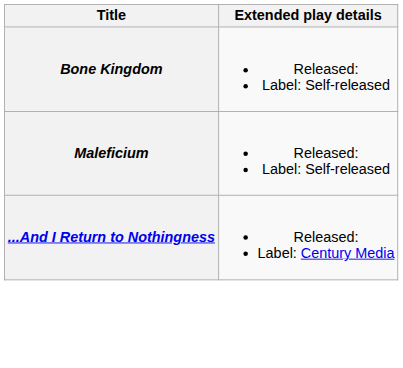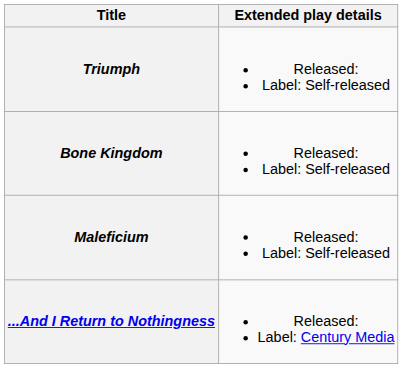+ row: (111, 69)
